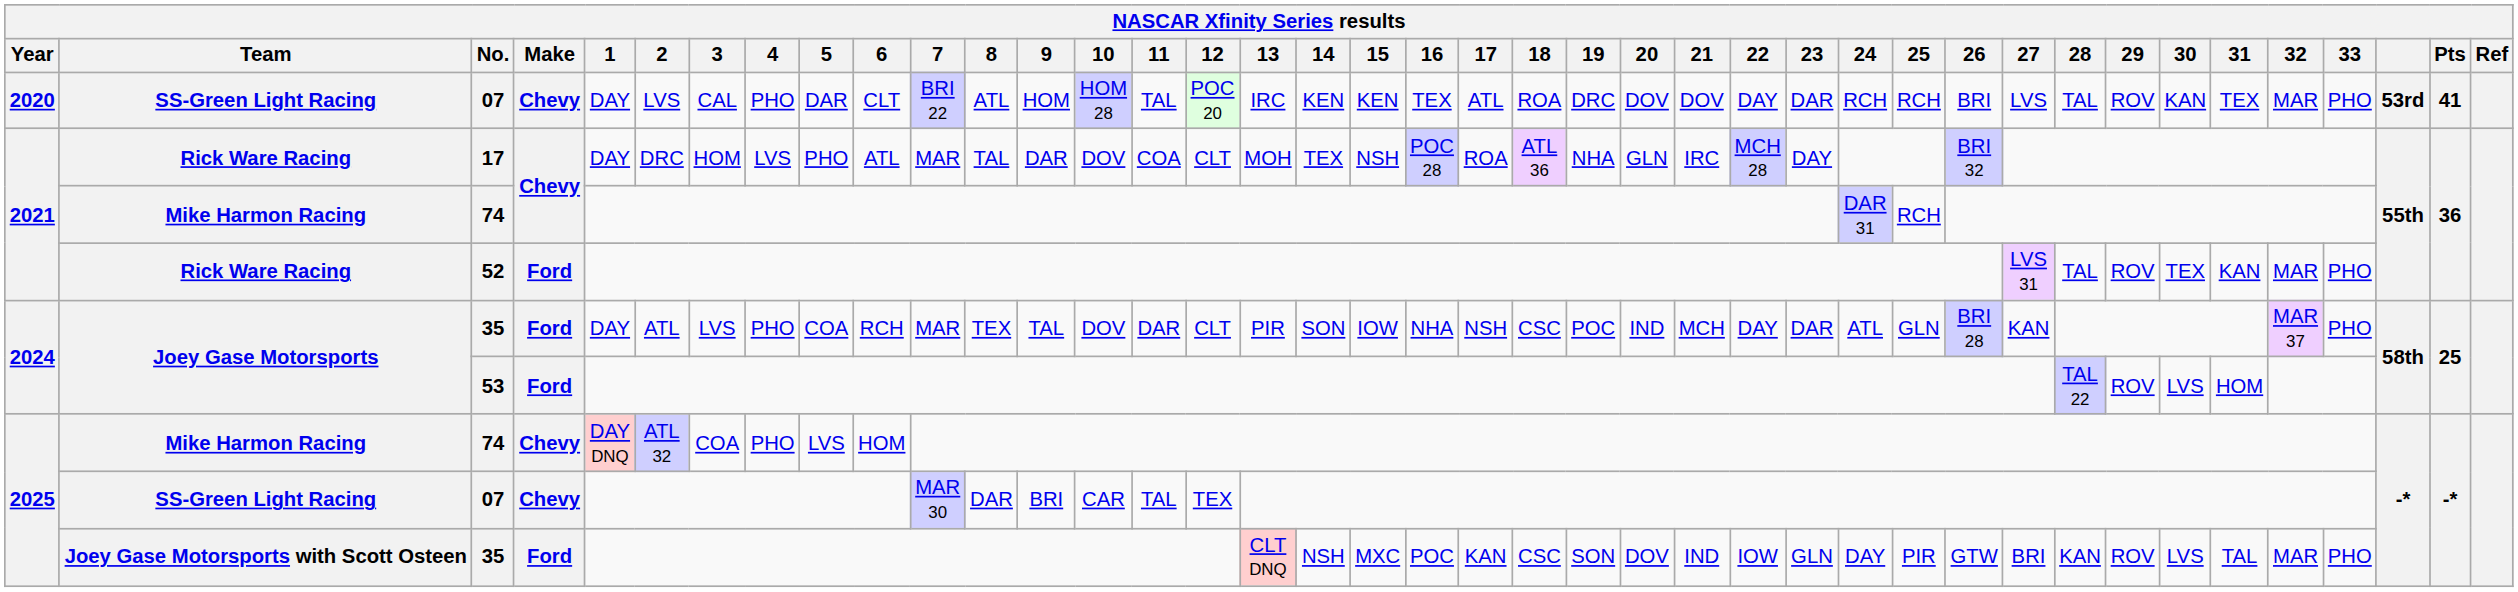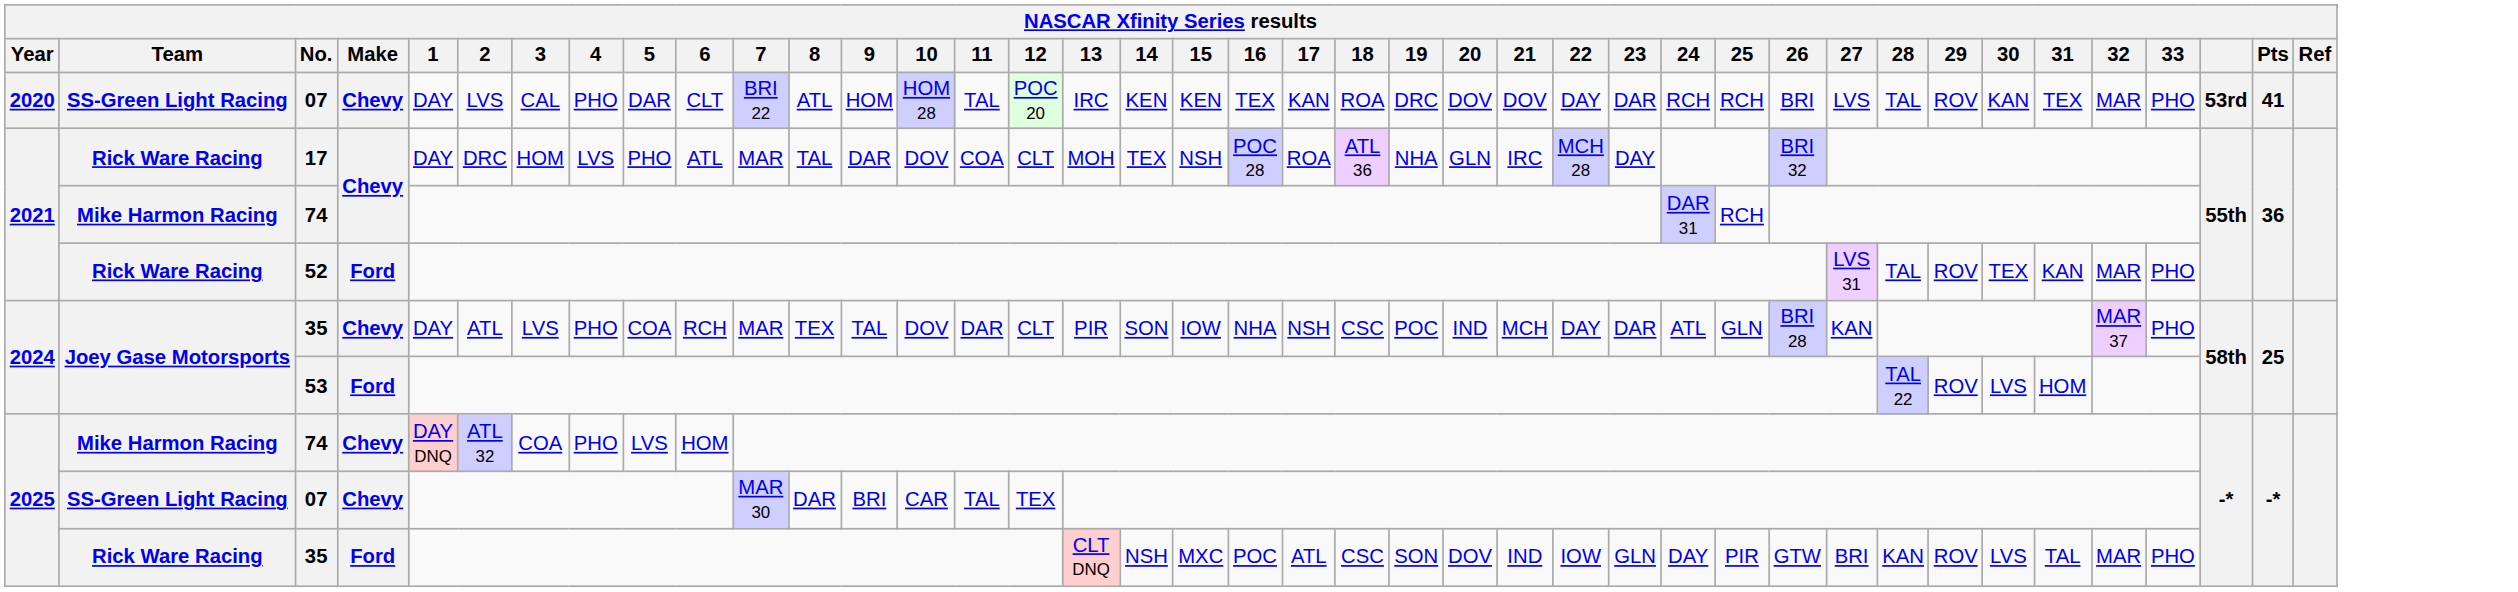(1486, 100) ATL -> (1309, 100) KAN
(550, 329) Ford -> (373, 329) Chevy
(266, 557) Joey Gase Motorsports with Scott Osteen -> (177, 557) Rick Ware Racing
(1486, 557) KAN -> (1309, 557) ATL
